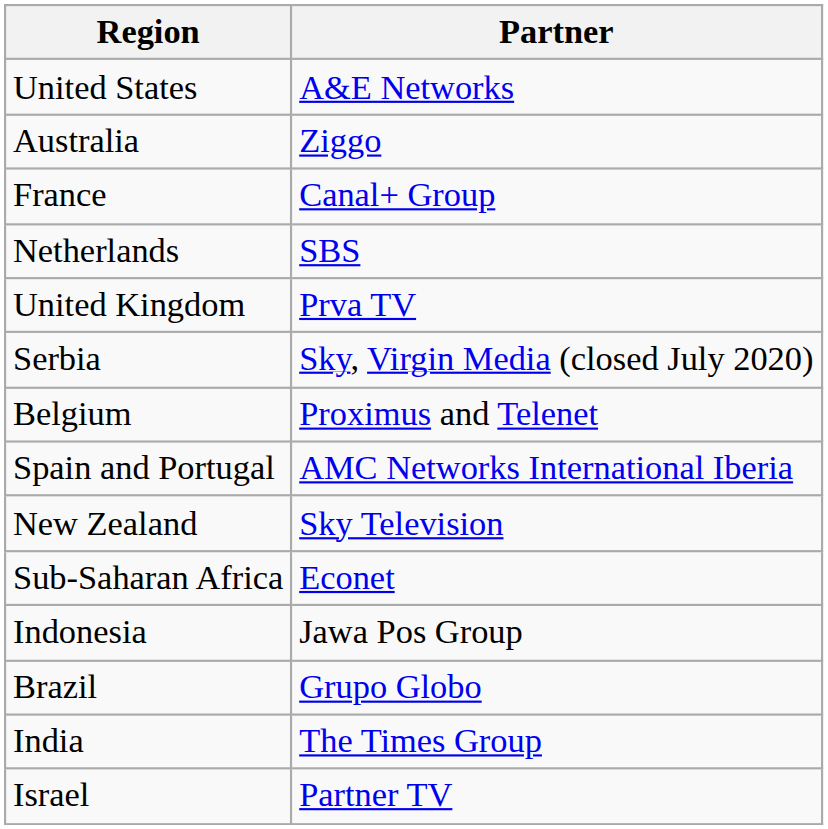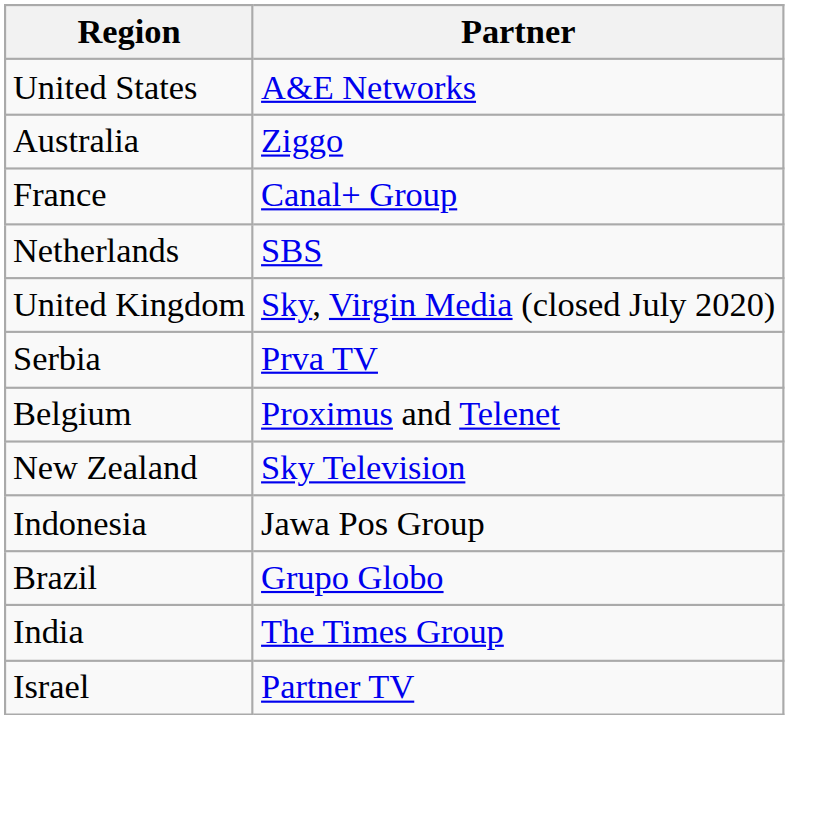(358, 304) Prva TV -> (518, 304) Sky, Virgin Media (closed July 2020)
(556, 359) Sky, Virgin Media (closed July 2020) -> (320, 359) Prva TV
- row: (144, 468)
- row: (148, 577)
